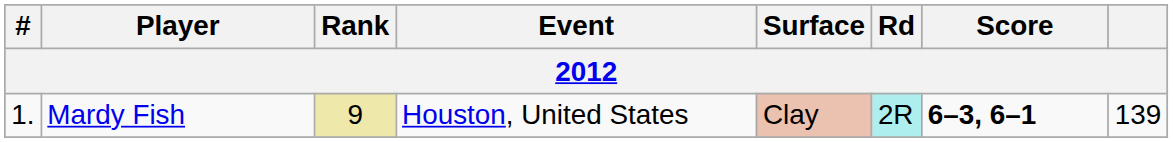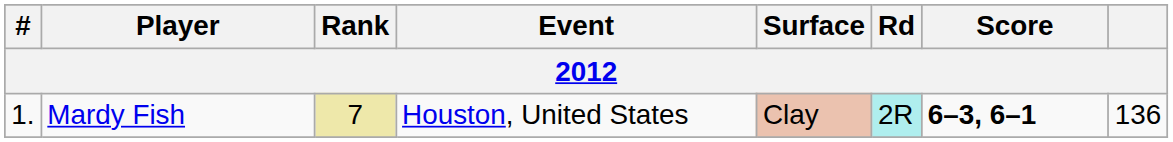(355, 114) 9 -> (355, 114) 7
(1138, 114) 139 -> (1138, 114) 136
